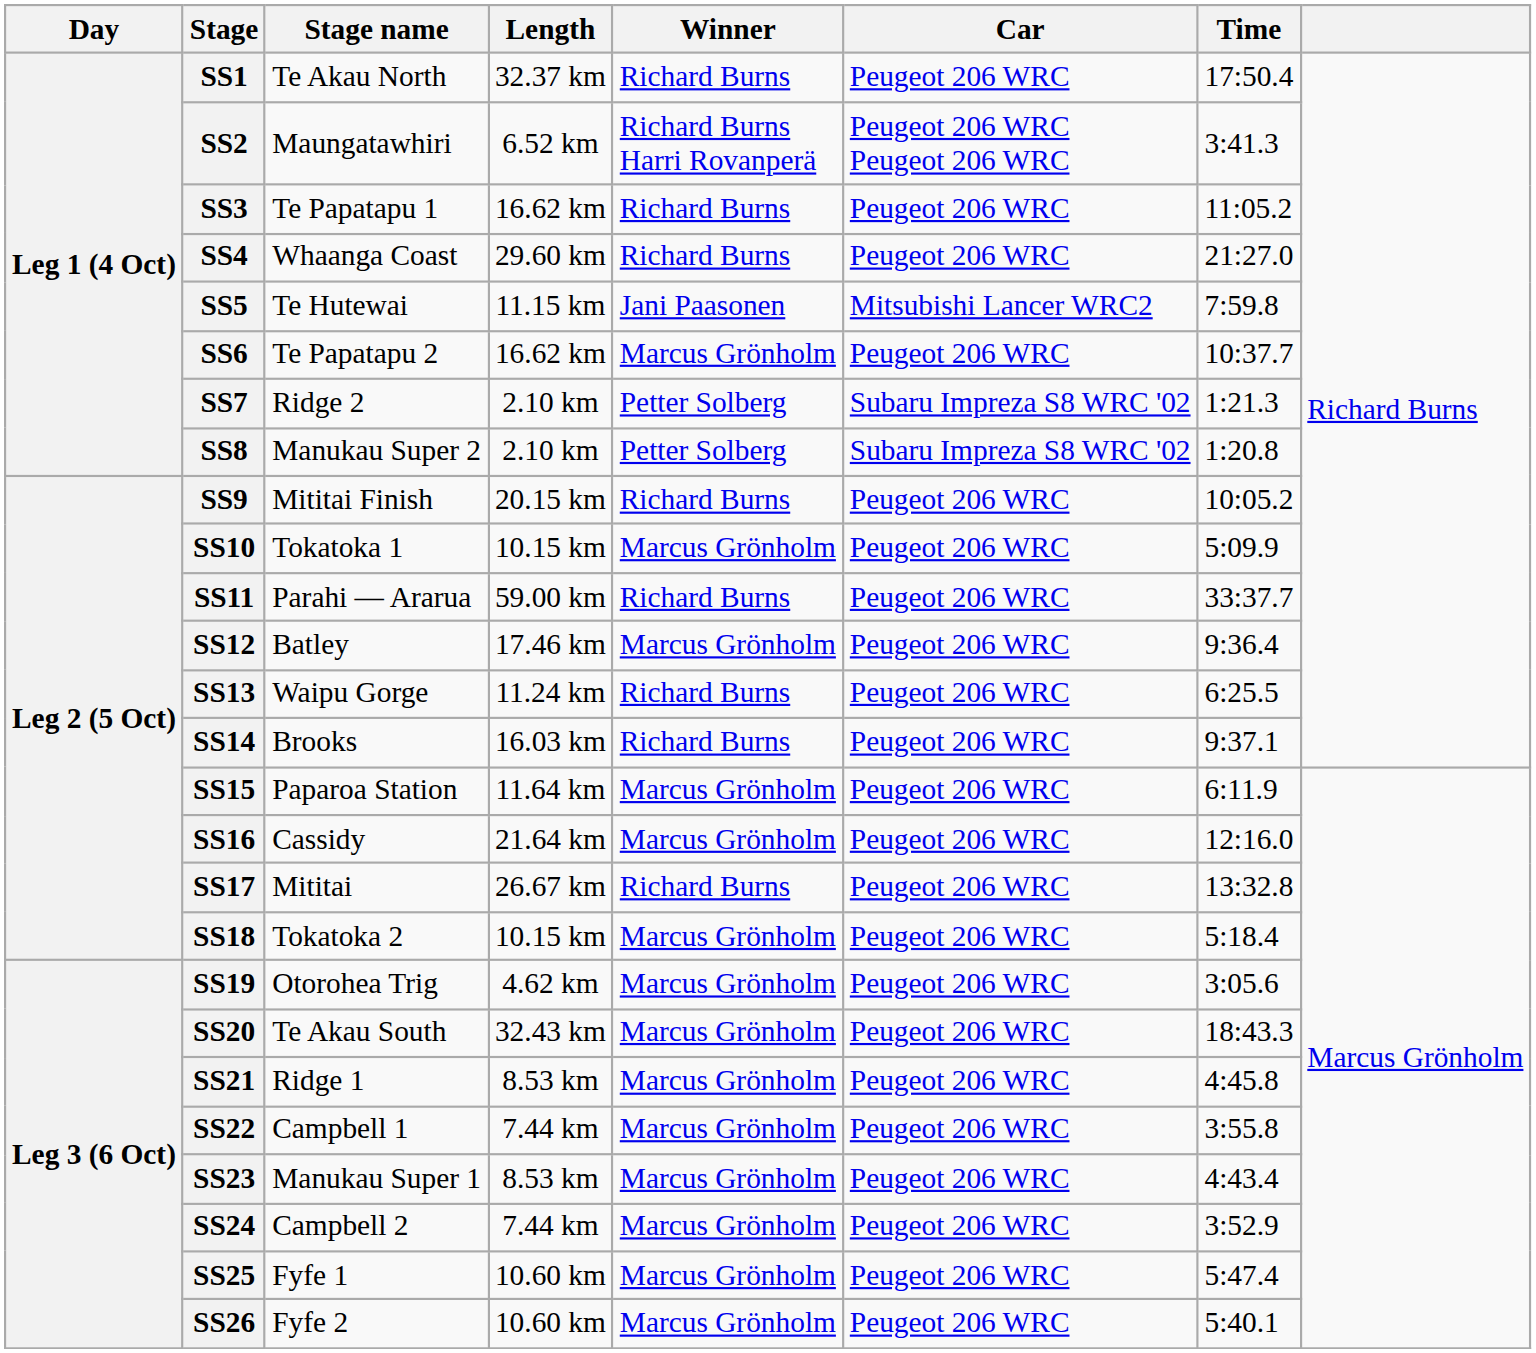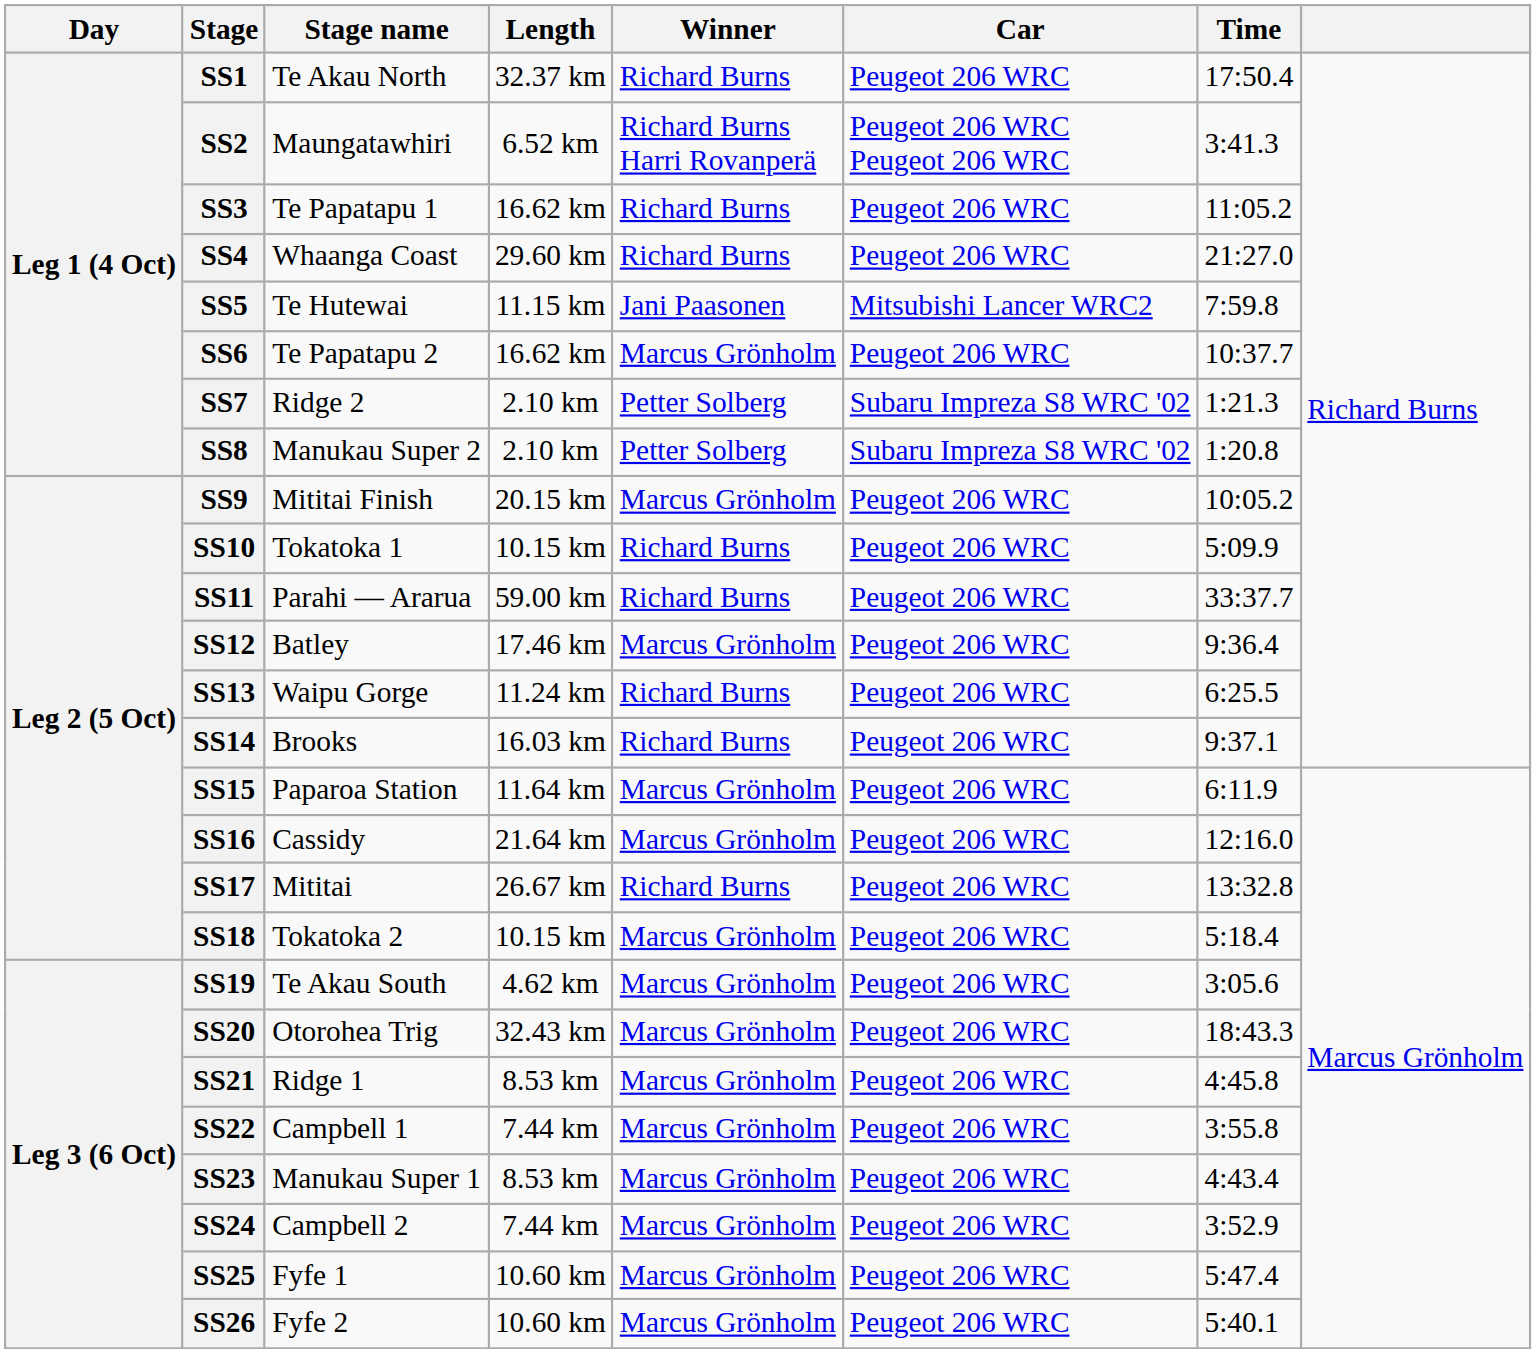(705, 499) Richard Burns -> (728, 499) Marcus Grönholm
(728, 547) Marcus Grönholm -> (705, 547) Richard Burns
(355, 983) Otorohea Trig -> (359, 983) Te Akau South
(359, 1032) Te Akau South -> (355, 1032) Otorohea Trig
